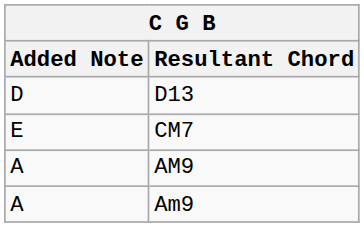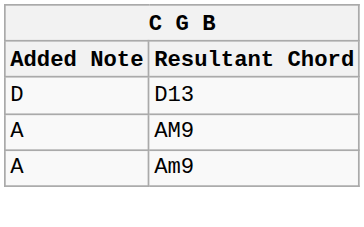- row: (174, 132)
